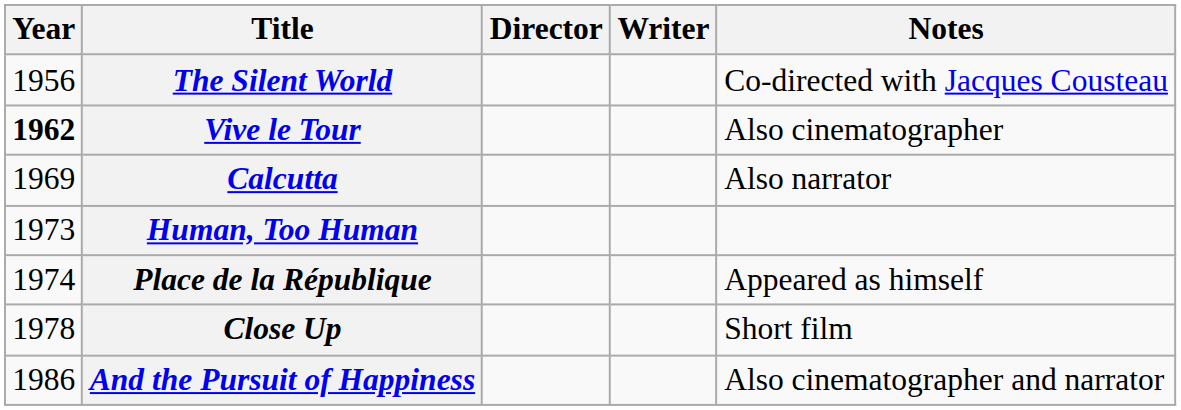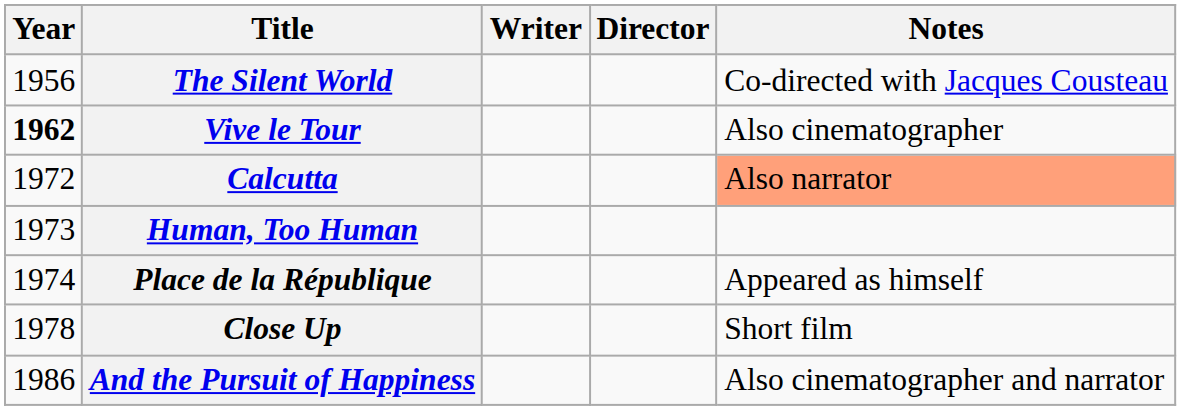columns swapped: (546, 29) <-> (664, 29)
(44, 179) 1969 -> (44, 179) 1972
(808, 179) no background -> (808, 179) lightsalmon background
